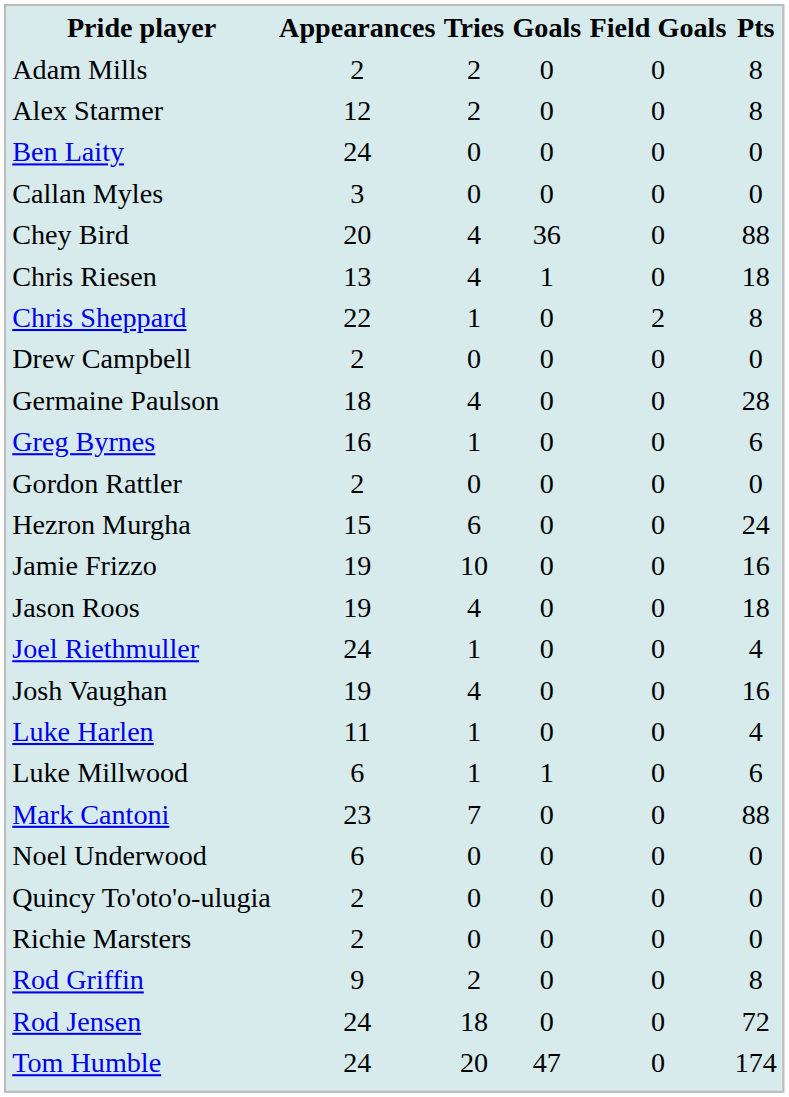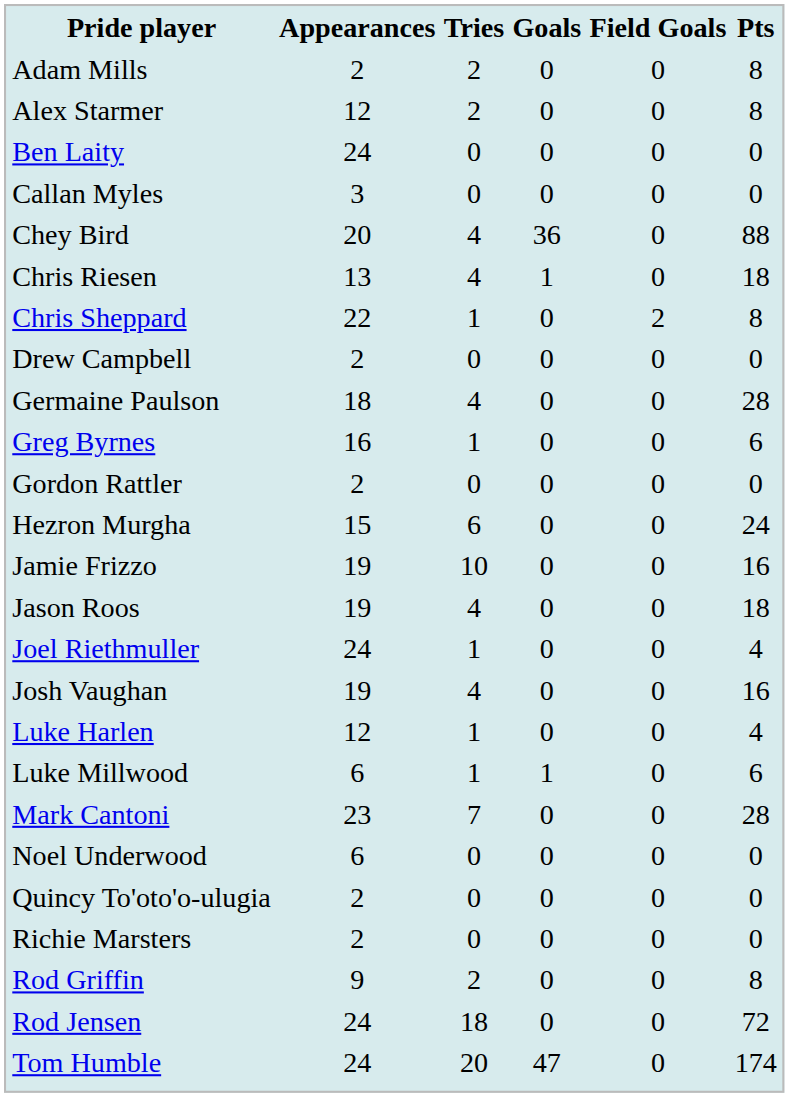(357, 732) 11 -> (357, 732) 12
(756, 814) 88 -> (756, 814) 28
